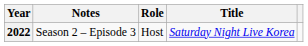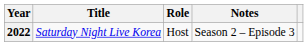columns swapped: (232, 13) <-> (86, 13)
